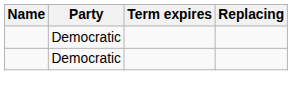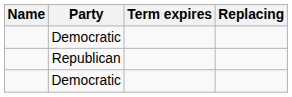+ row: (26, 59)
